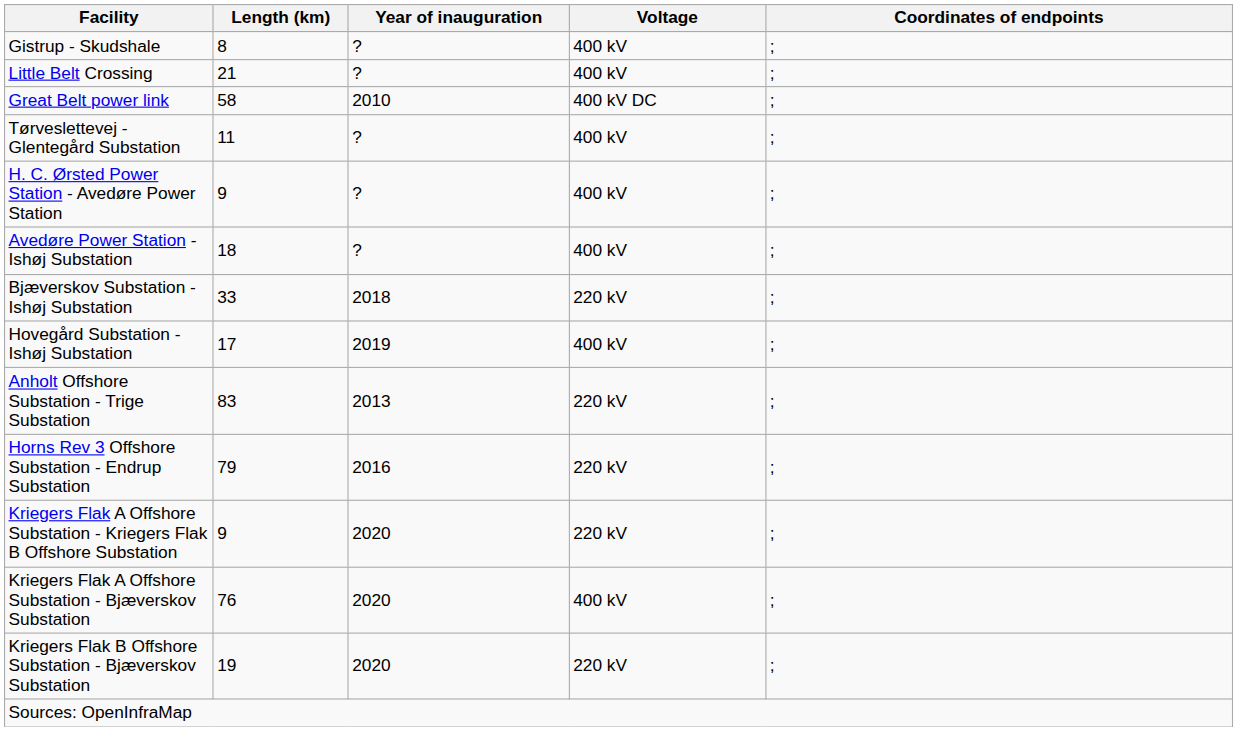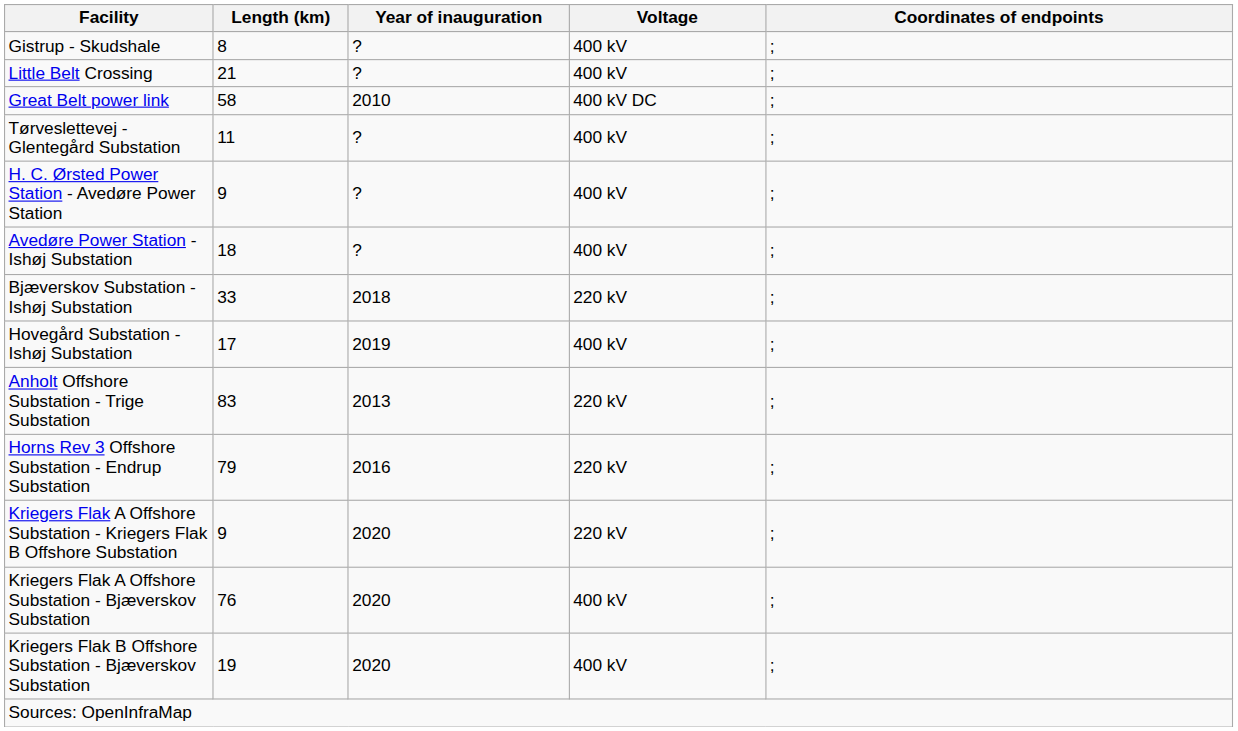(600, 666) 220 kV -> (600, 666) 400 kV
